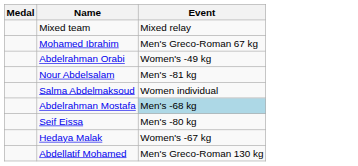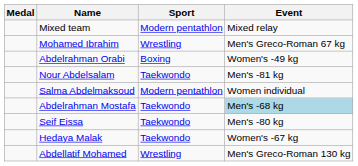+ column: (182, 12)
